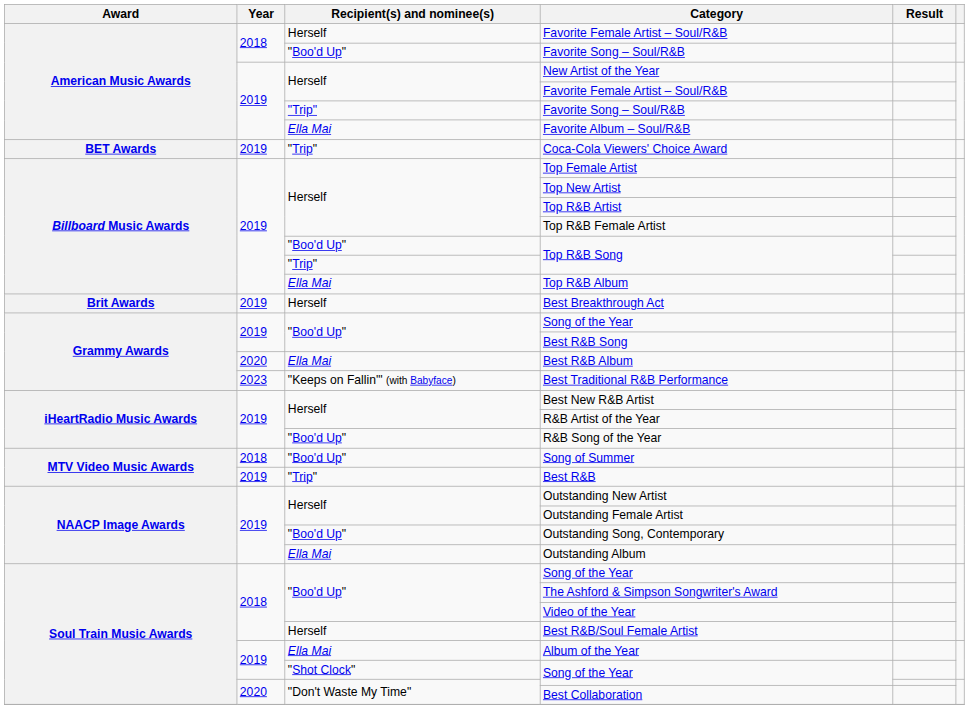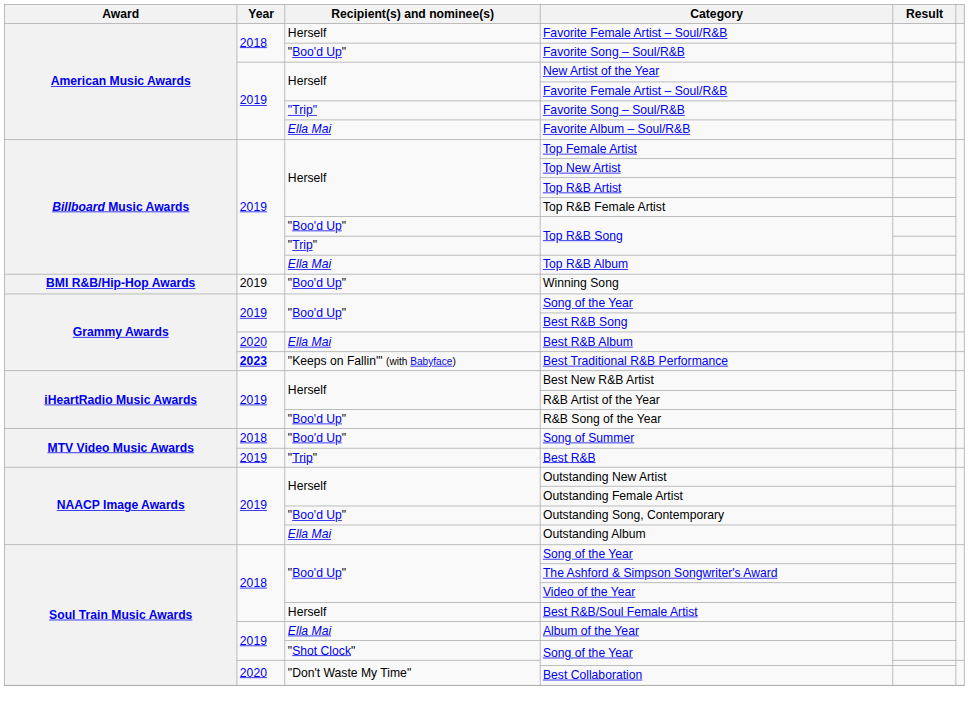- row: (302, 149)
+ row: (317, 284)
- row: (307, 303)
(253, 380) normal -> (253, 361) bold
